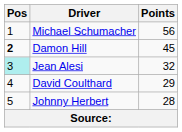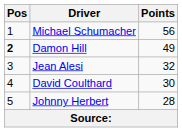(169, 48) 45 -> (169, 48) 49
(10, 66) paleturquoise background -> (10, 66) no background
(169, 84) 29 -> (169, 84) 30
